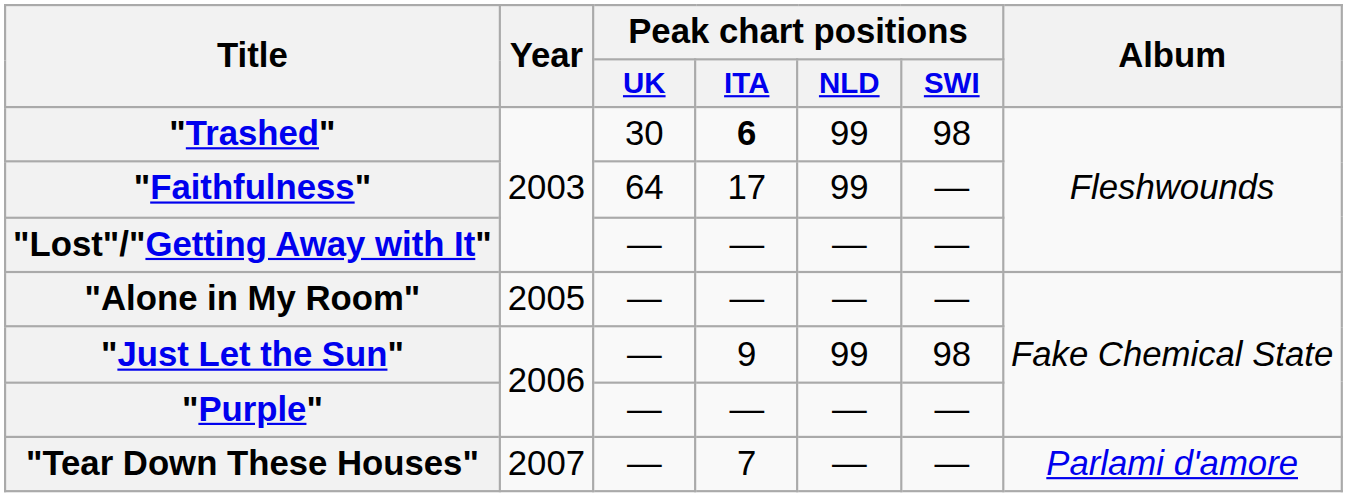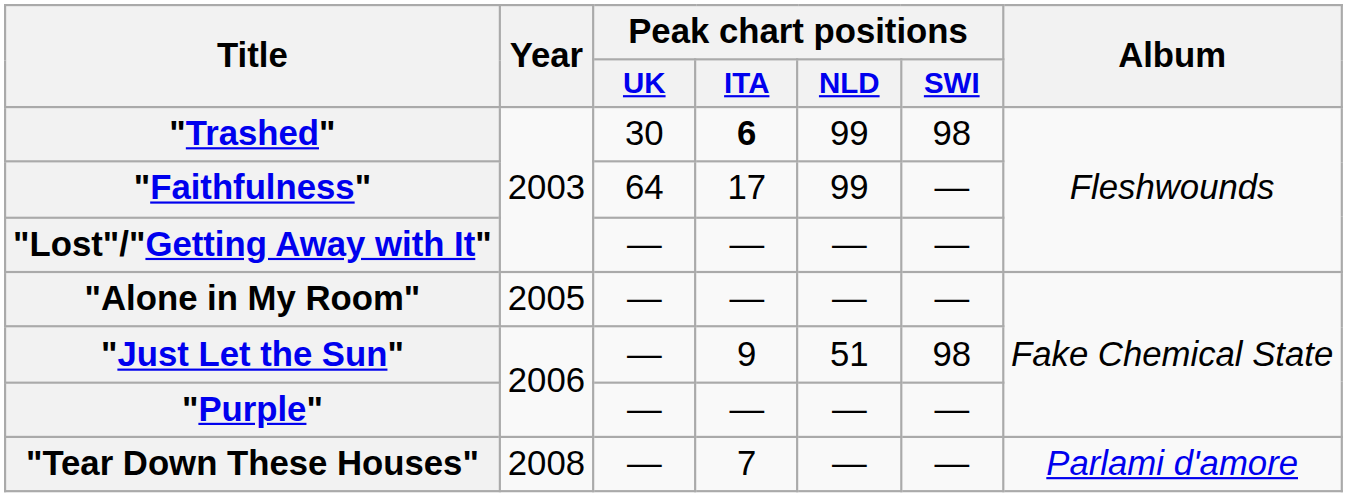(849, 353) 99 -> (849, 353) 51
(546, 463) 2007 -> (546, 463) 2008
